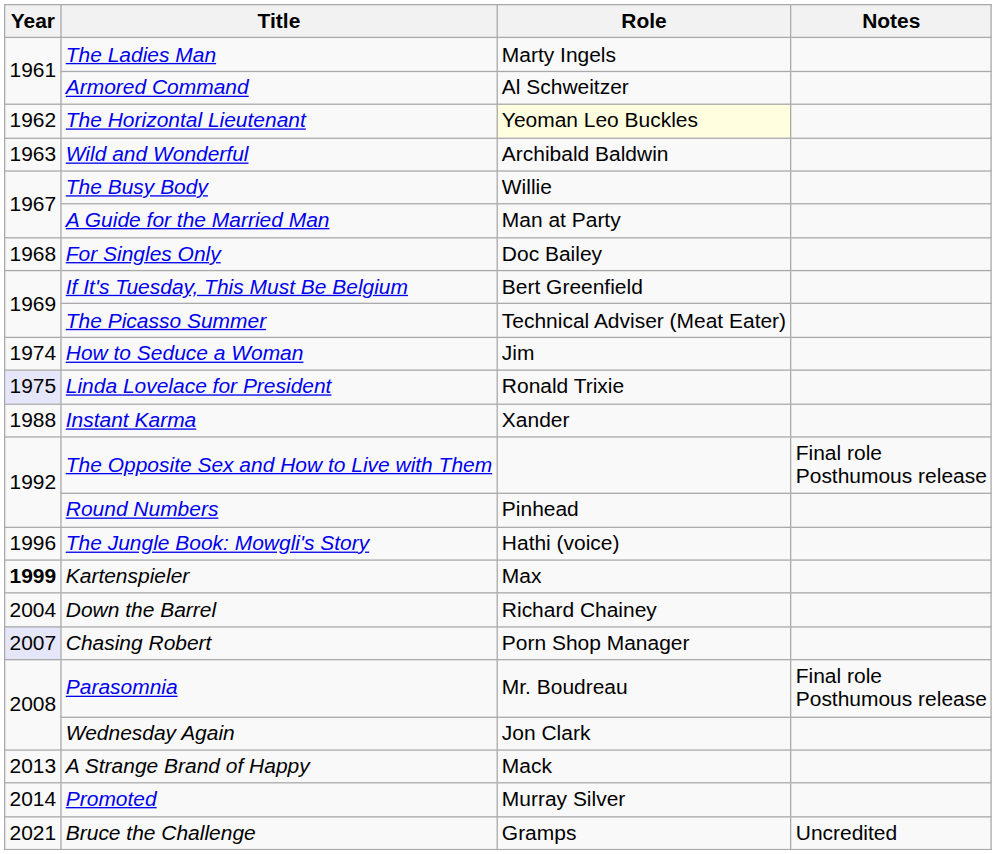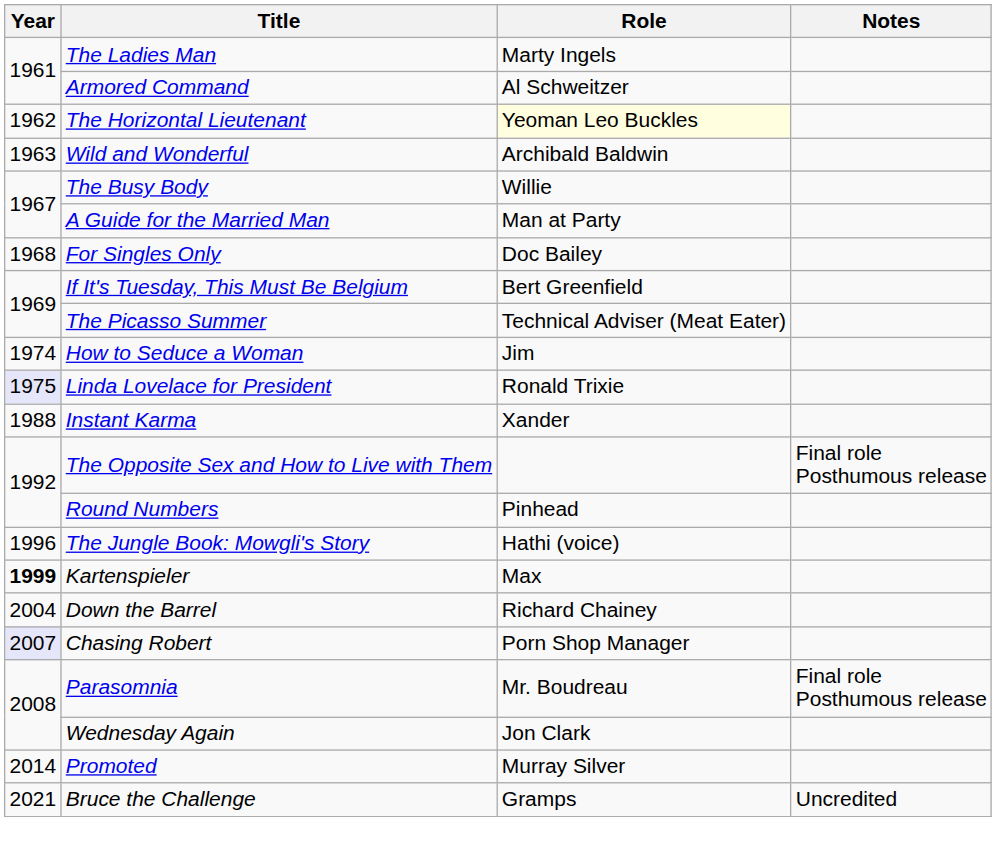- row: (188, 766)
